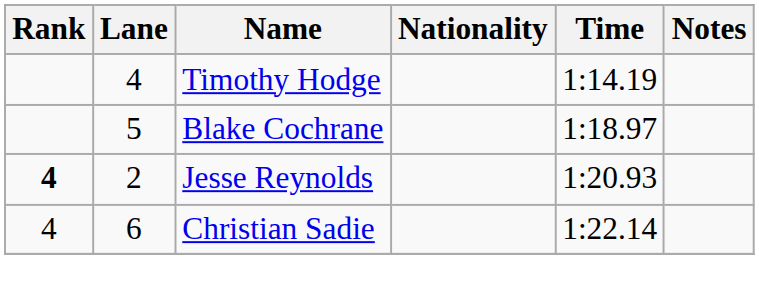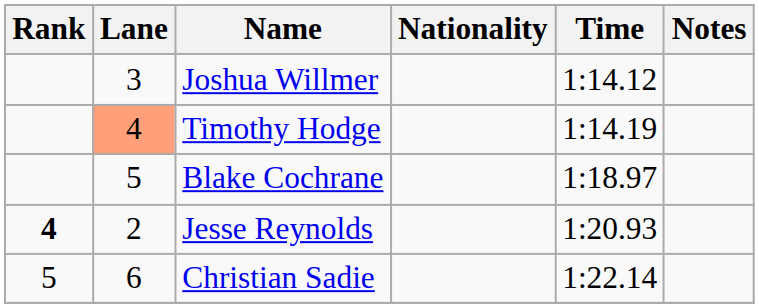+ row: (280, 79)
(134, 79) no background -> (134, 128) lightsalmon background
(49, 228) 4 -> (49, 278) 5
